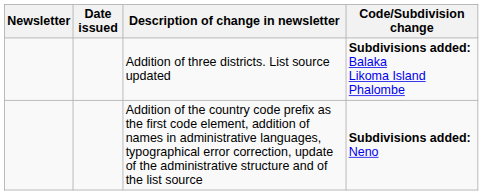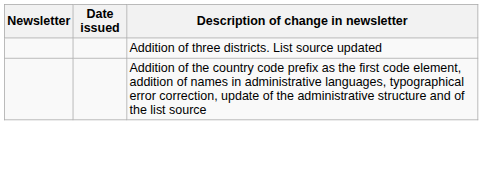- column: (412, 21)
